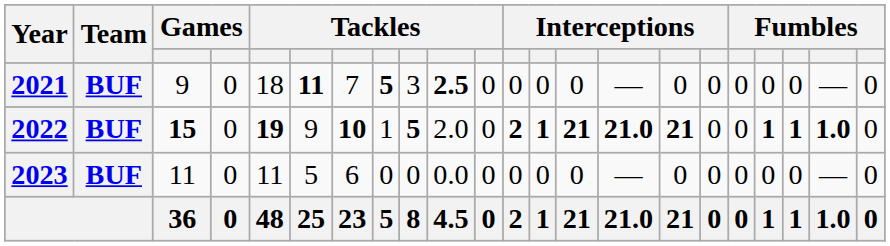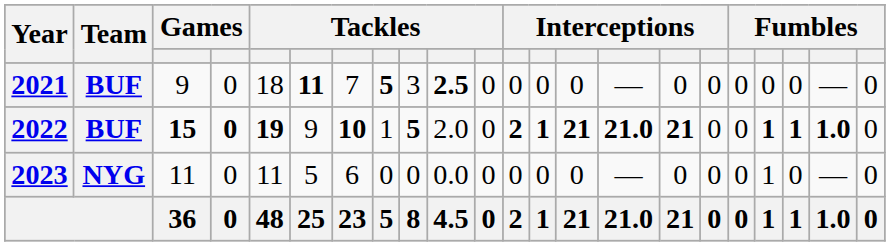(230, 129) normal -> (230, 129) bold
(114, 173) BUF -> (114, 173) NYG
(768, 173) 0 -> (768, 173) 1
